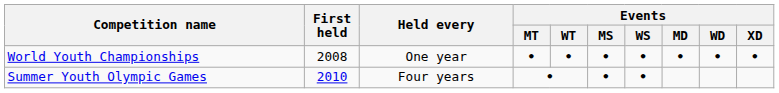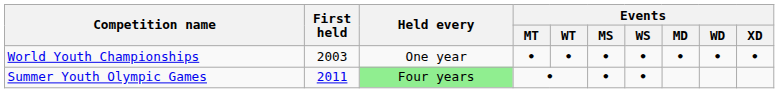(332, 56) 2008 -> (332, 56) 2003
(332, 77) 2010 -> (332, 77) 2011
(436, 77) no background -> (436, 77) lightgreen background
